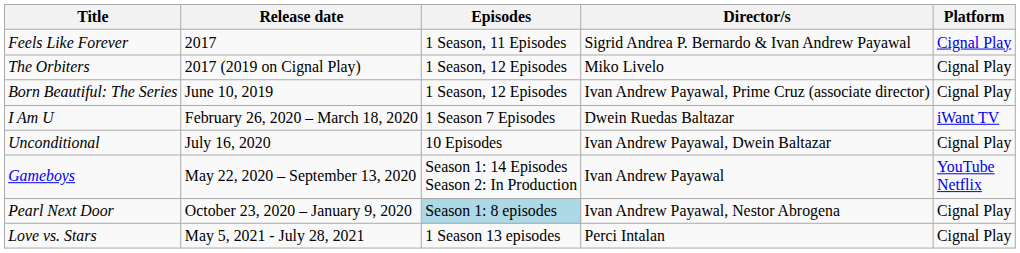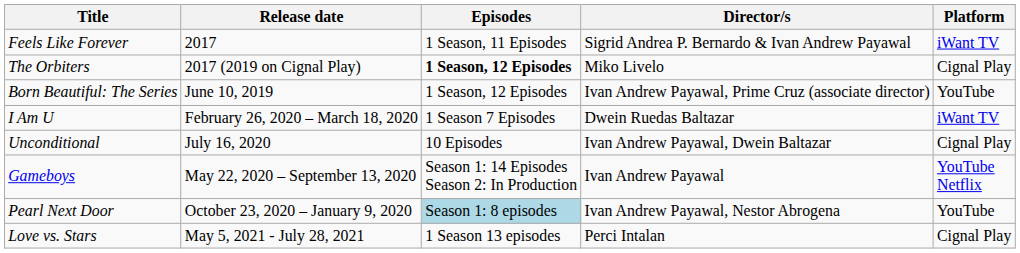(974, 42) Cignal Play -> (968, 42) iWant TV
(496, 67) normal -> (498, 67) bold
(974, 92) Cignal Play -> (966, 92) YouTube
(974, 210) Cignal Play -> (966, 210) YouTube
